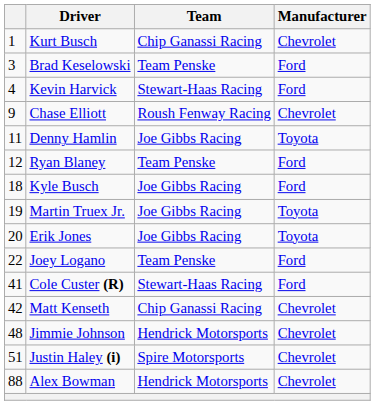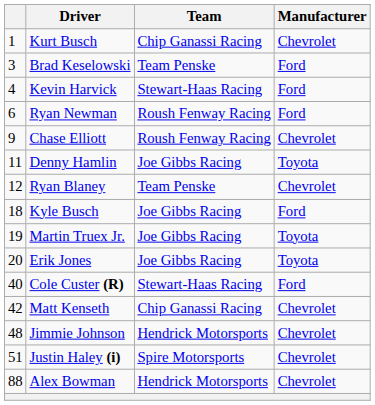+ row: (73, 114)
(292, 162) Ford -> (307, 187) Chevrolet
- row: (67, 259)
(15, 284) 41 -> (15, 284) 40
